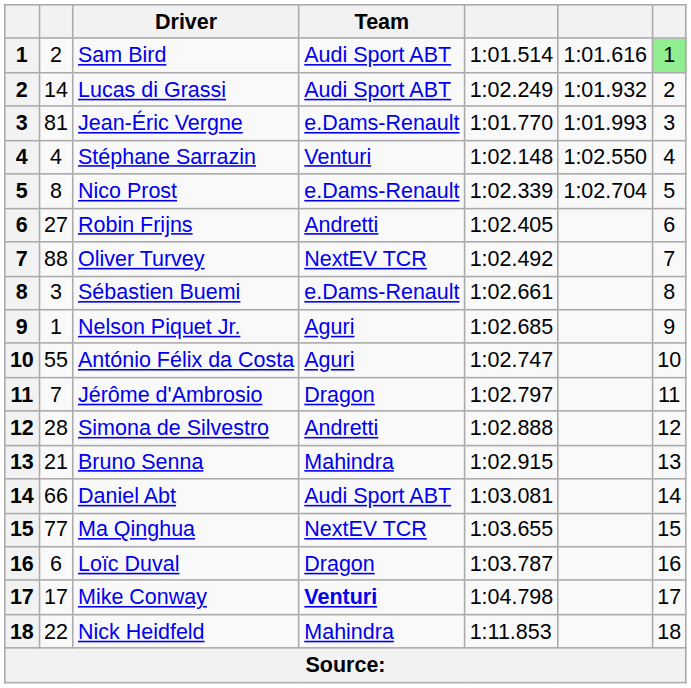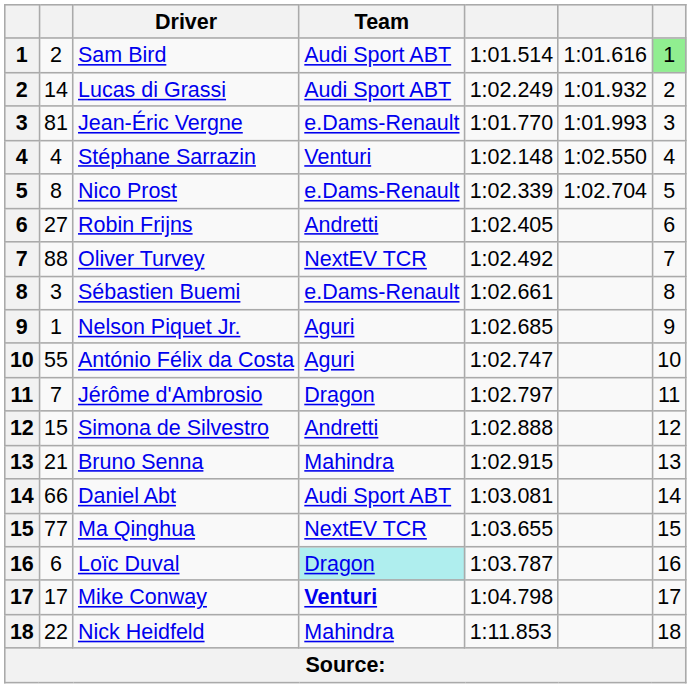(56, 428) 28 -> (56, 428) 15
(340, 563) no background -> (340, 563) paleturquoise background
